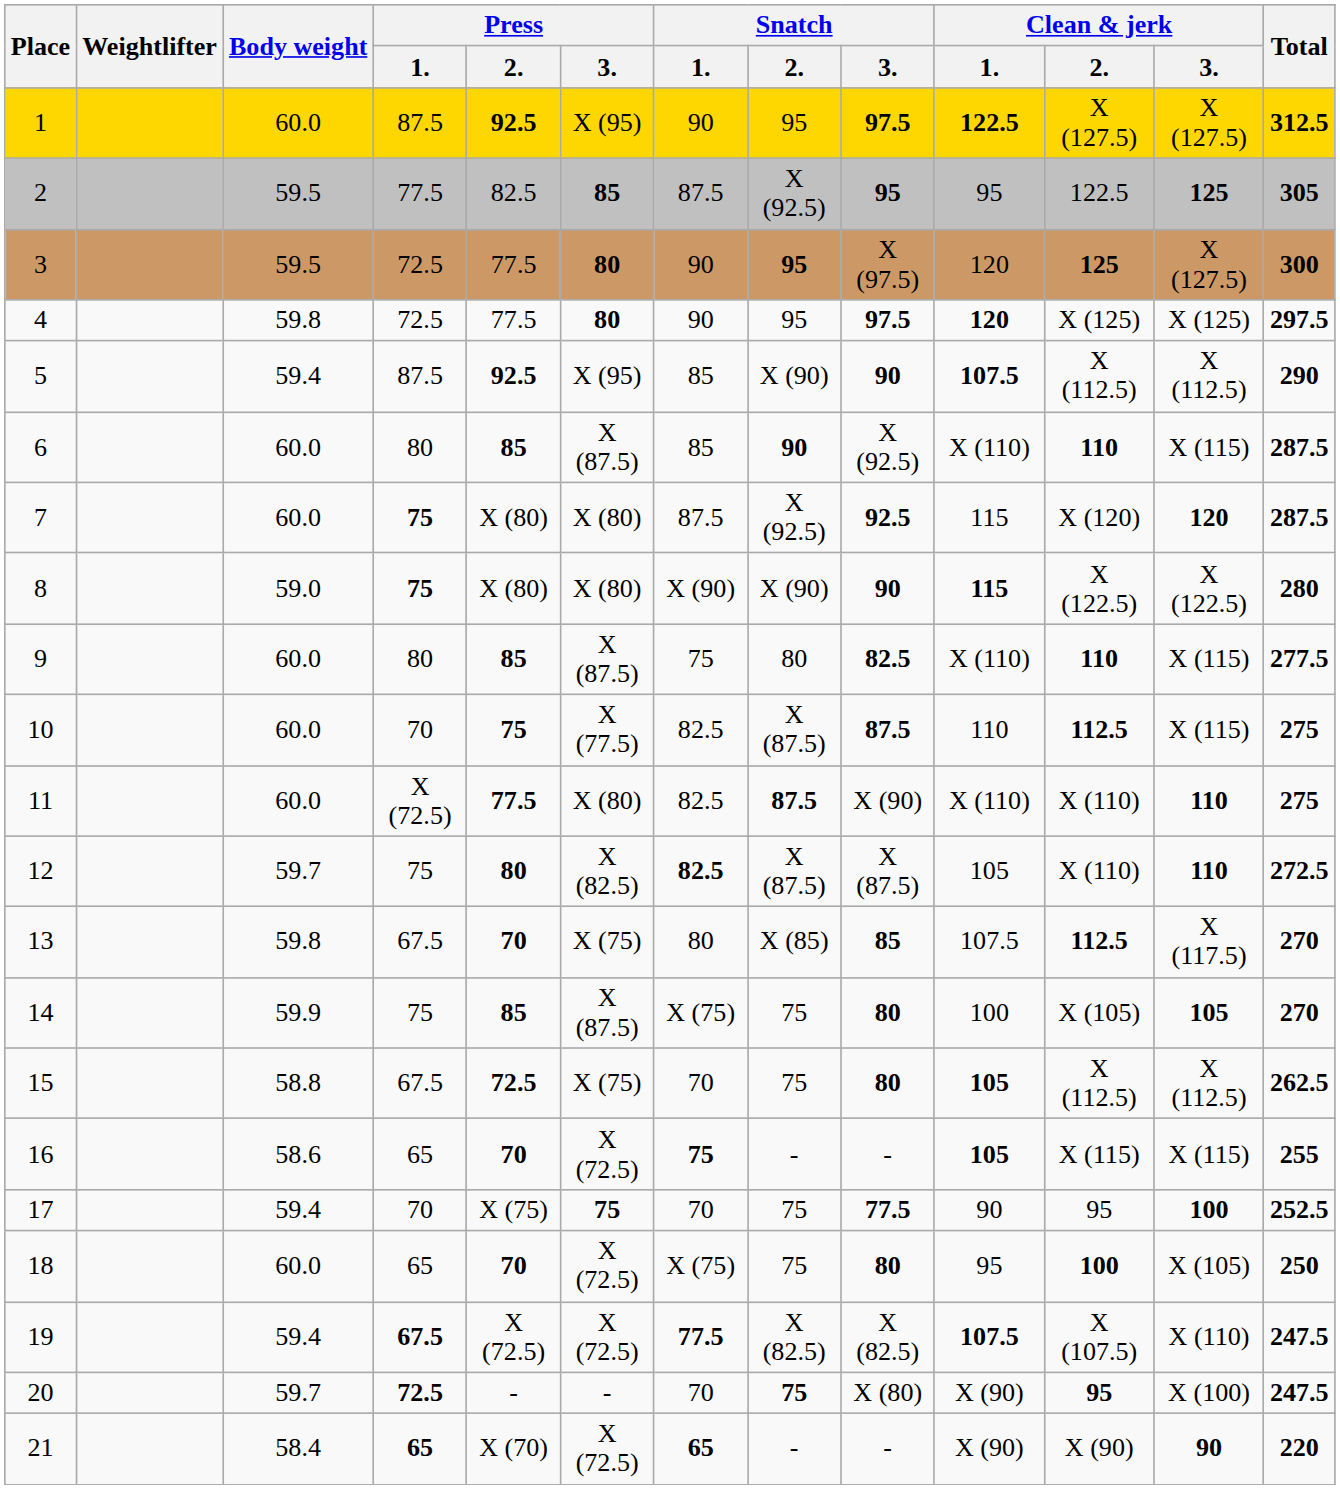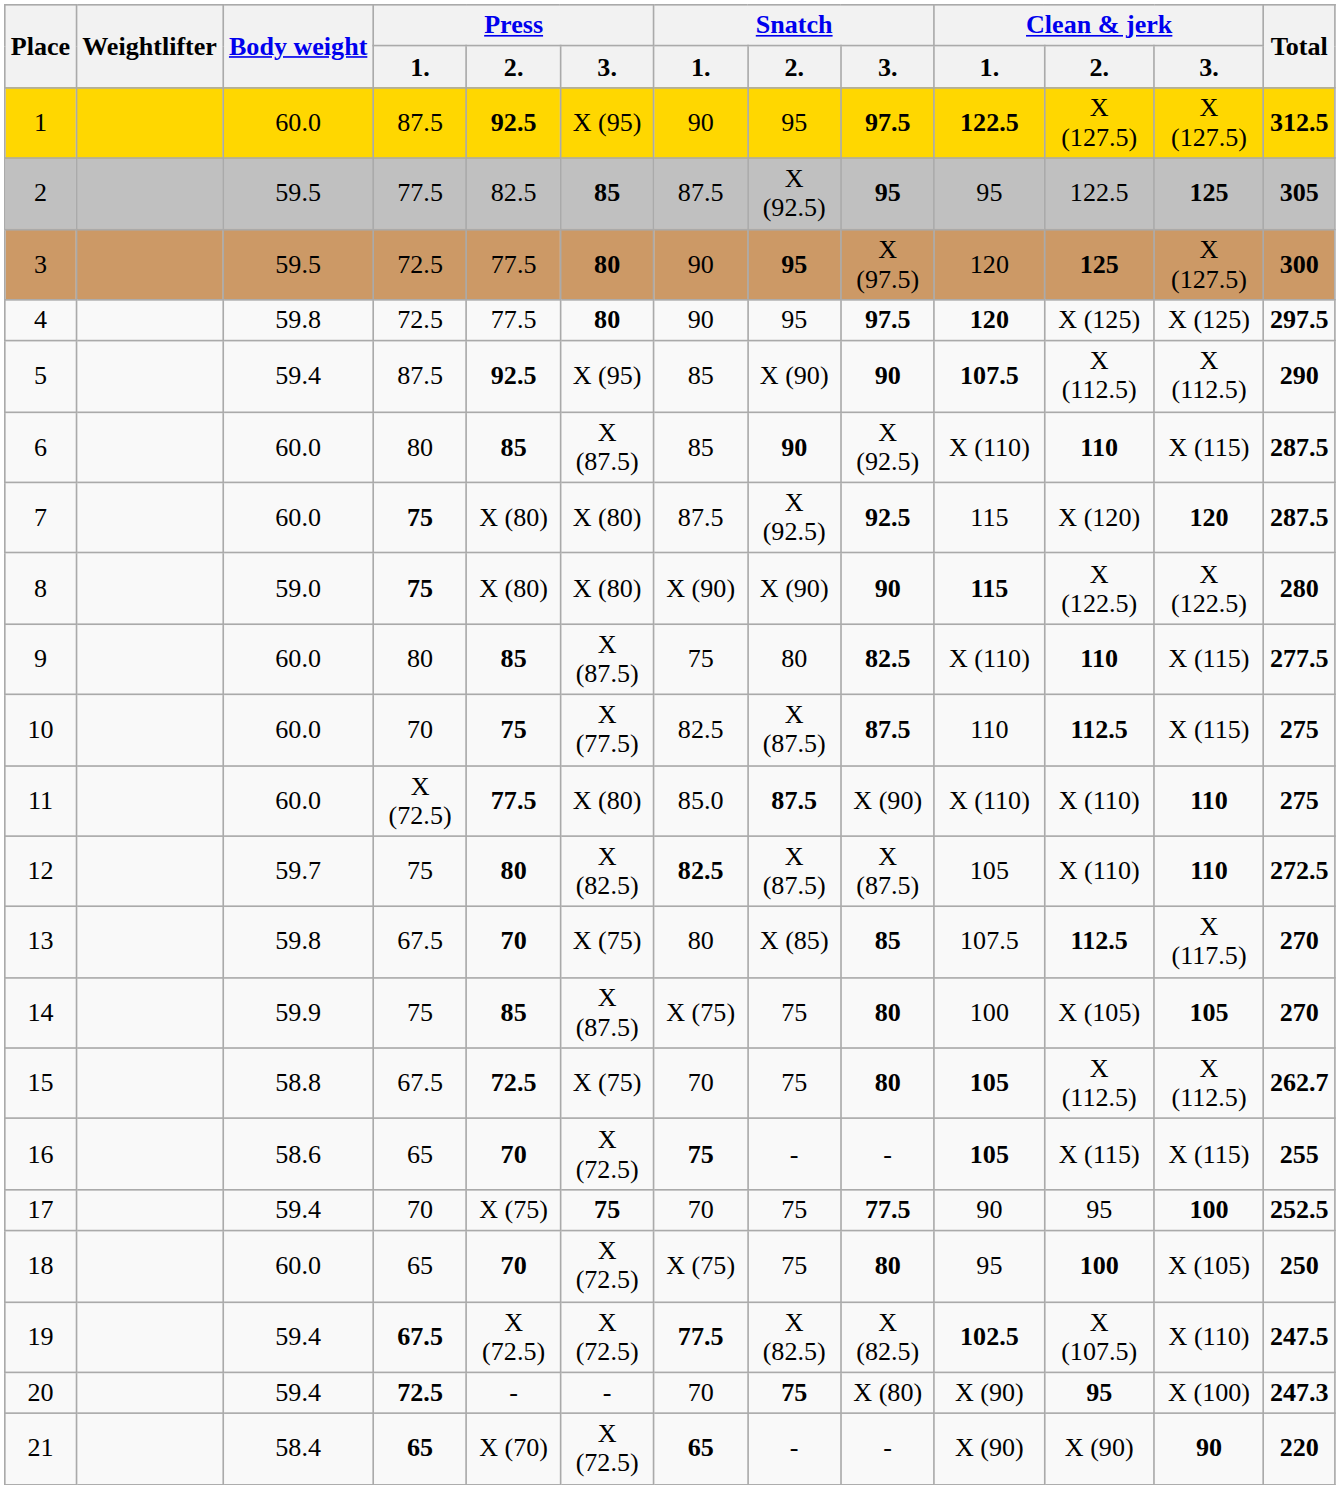(701, 800) 82.5 -> (701, 800) 85.0
(1299, 1083) 262.5 -> (1299, 1083) 262.7
(989, 1336) 107.5 -> (989, 1336) 102.5
(298, 1392) 59.7 -> (298, 1392) 59.4
(1299, 1392) 247.5 -> (1299, 1392) 247.3
